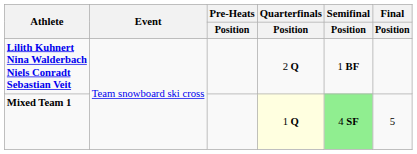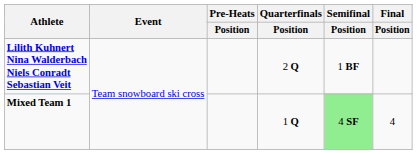(291, 122) lightyellow background -> (291, 122) no background
(392, 122) 5 -> (392, 122) 4
